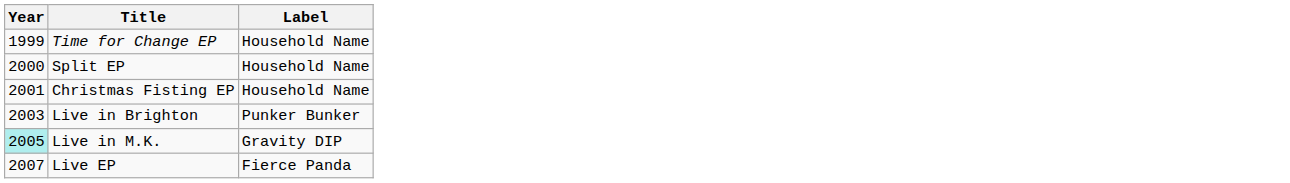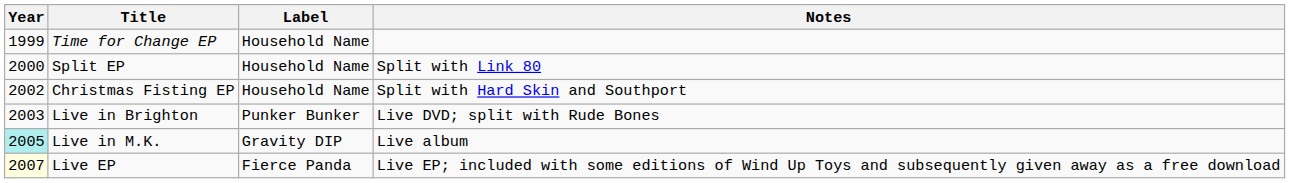+ column: (829, 17)
(26, 91) 2001 -> (26, 91) 2002
(26, 166) no background -> (26, 166) lightyellow background
